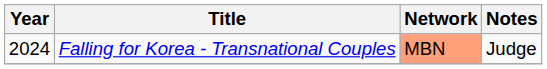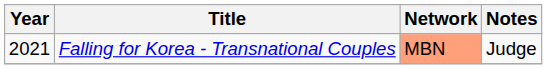(30, 48) 2024 -> (30, 48) 2021
